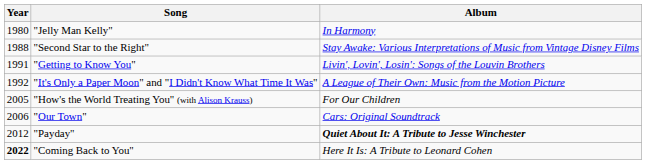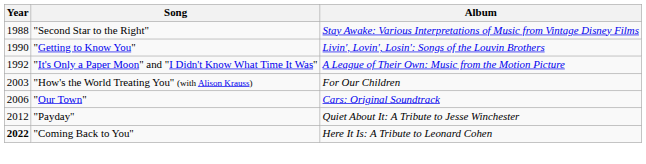- row: (73, 30)
(18, 64) 1991 -> (18, 47) 1990
(18, 99) 2005 -> (18, 82) 2003
(424, 133) bold -> (421, 116) normal
